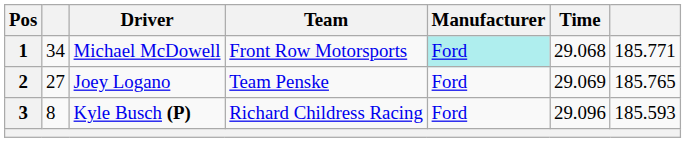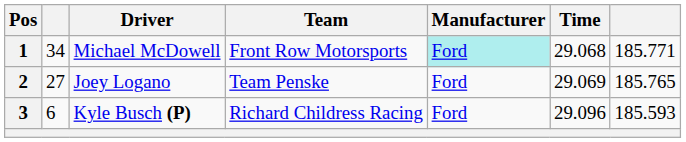(51, 113) 8 -> (51, 113) 6
